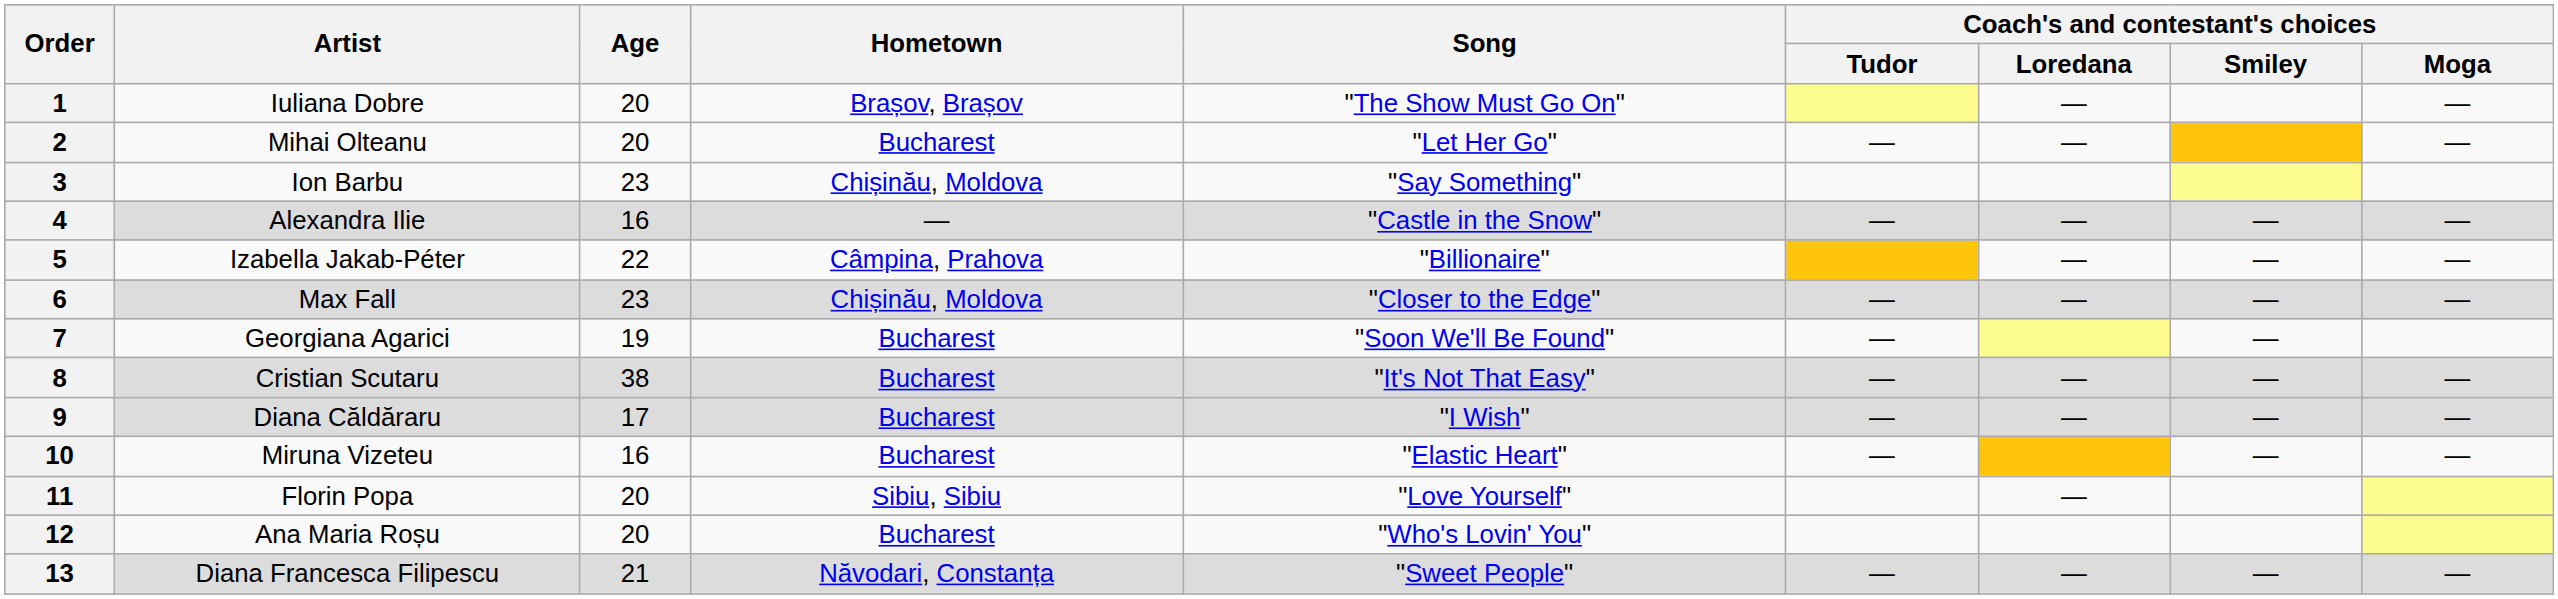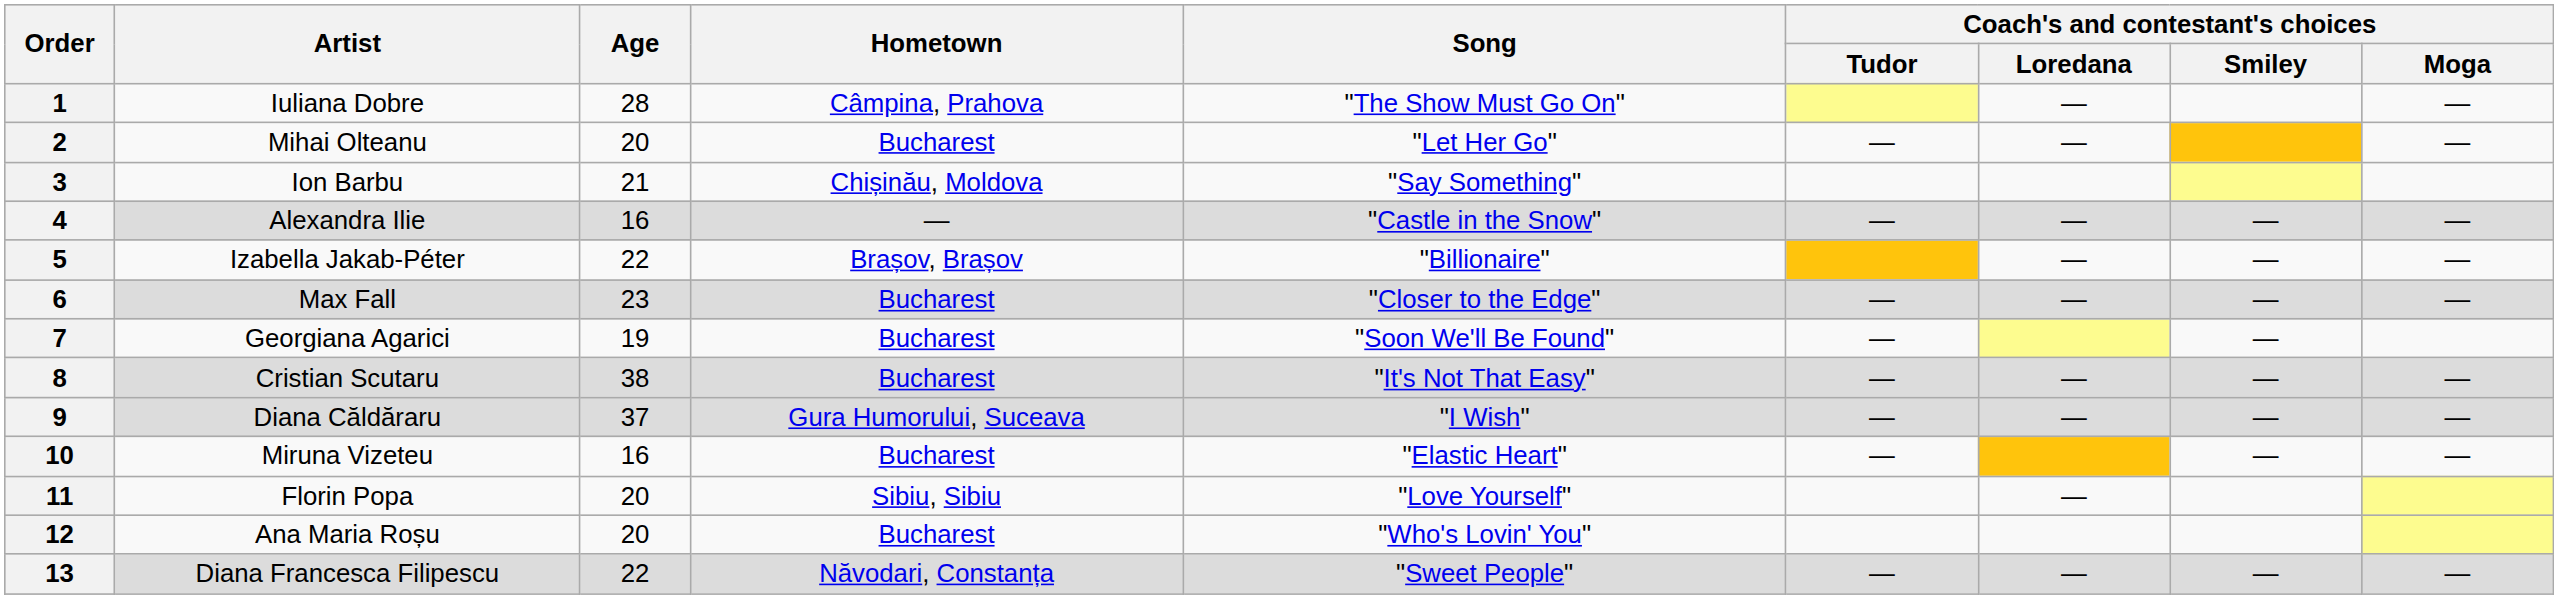(635, 103) 20 -> (635, 103) 28
(937, 103) Brașov, Brașov -> (937, 103) Câmpina, Prahova
(635, 181) 23 -> (635, 181) 21
(937, 260) Câmpina, Prahova -> (937, 260) Brașov, Brașov
(937, 299) Chișinău, Moldova -> (937, 299) Bucharest
(635, 417) 17 -> (635, 417) 37
(937, 417) Bucharest -> (937, 417) Gura Humorului, Suceava
(635, 574) 21 -> (635, 574) 22
